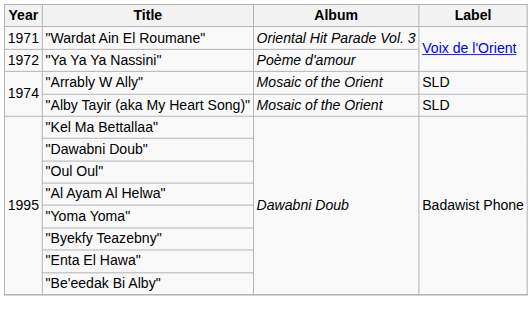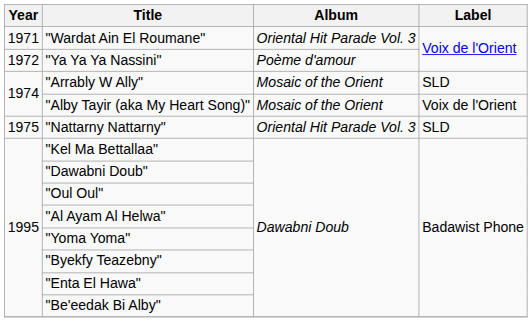(436, 104) SLD -> (469, 104) Voix de l'Orient
+ row: (106, 127)
